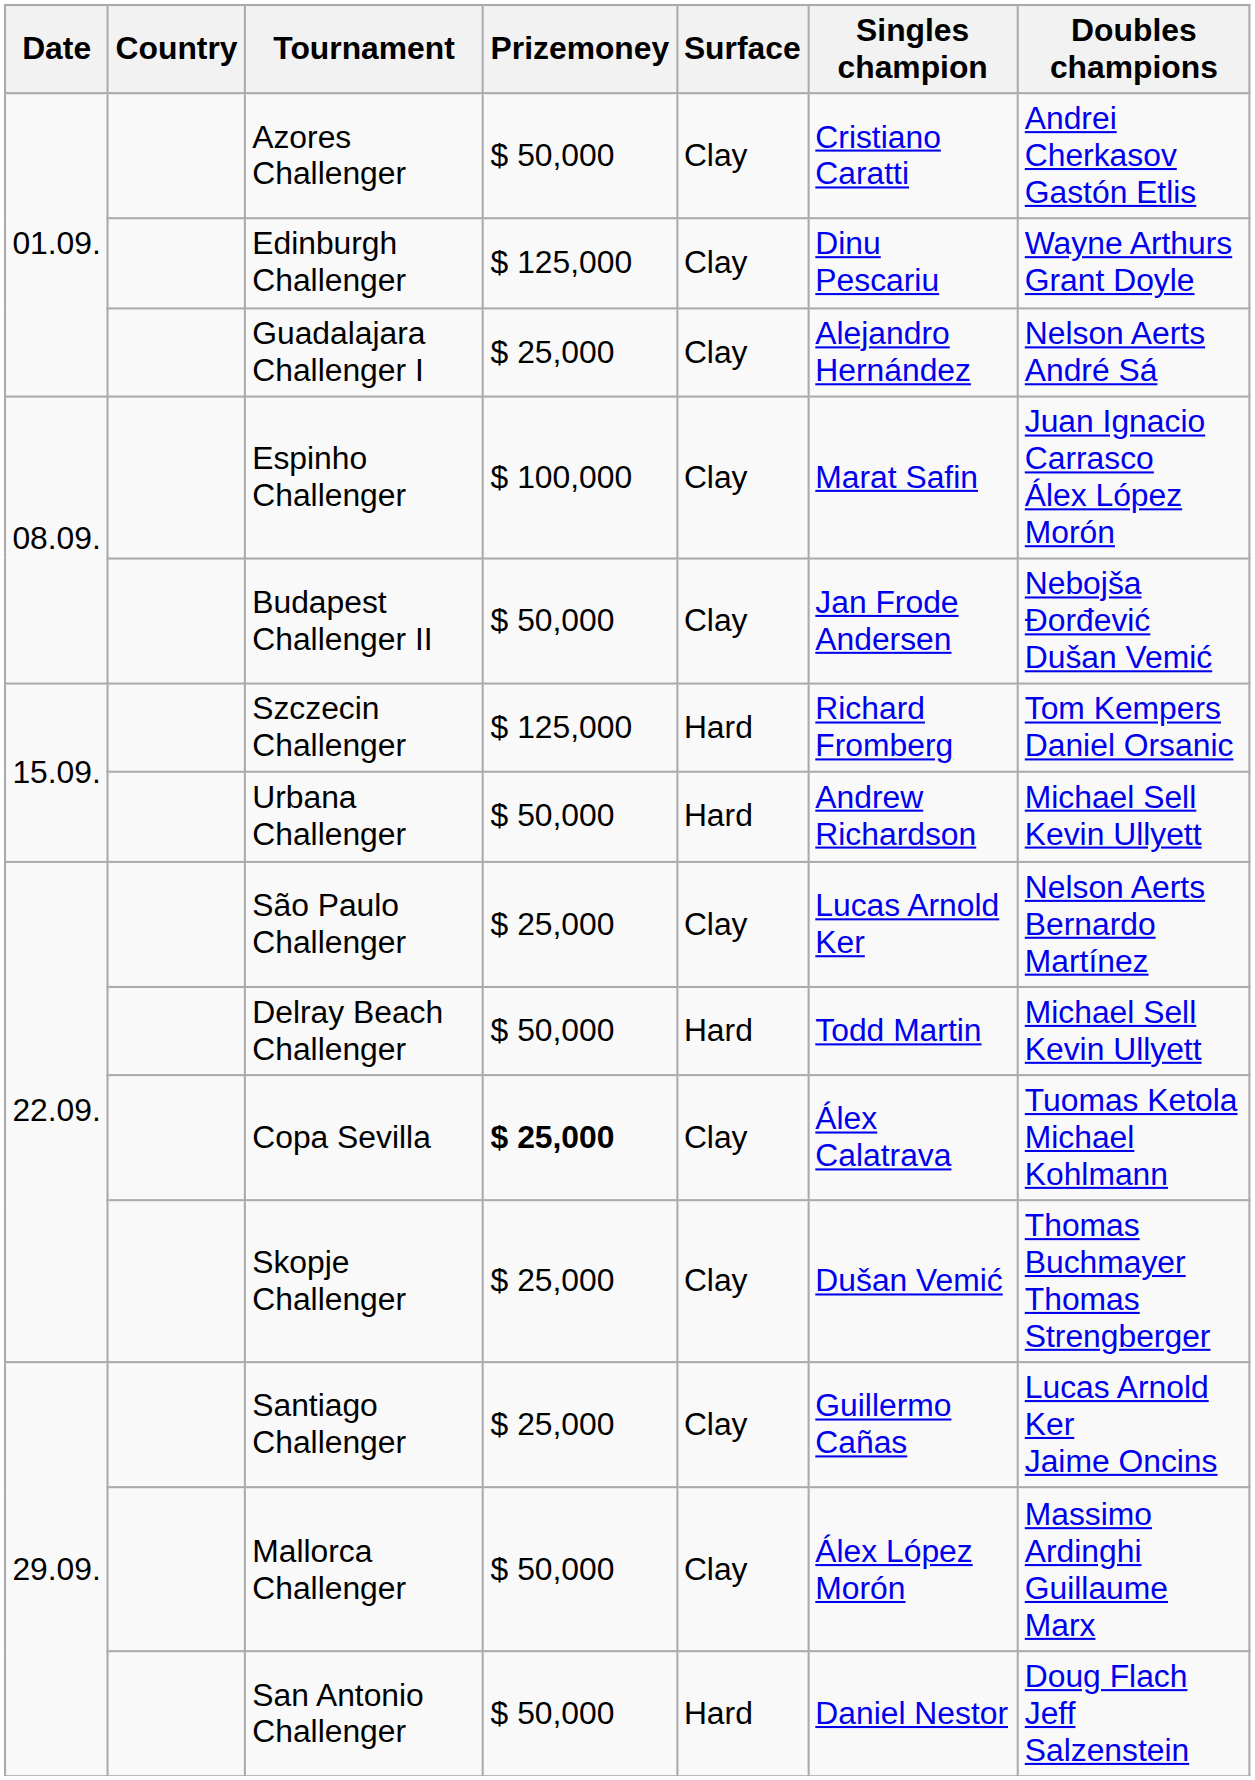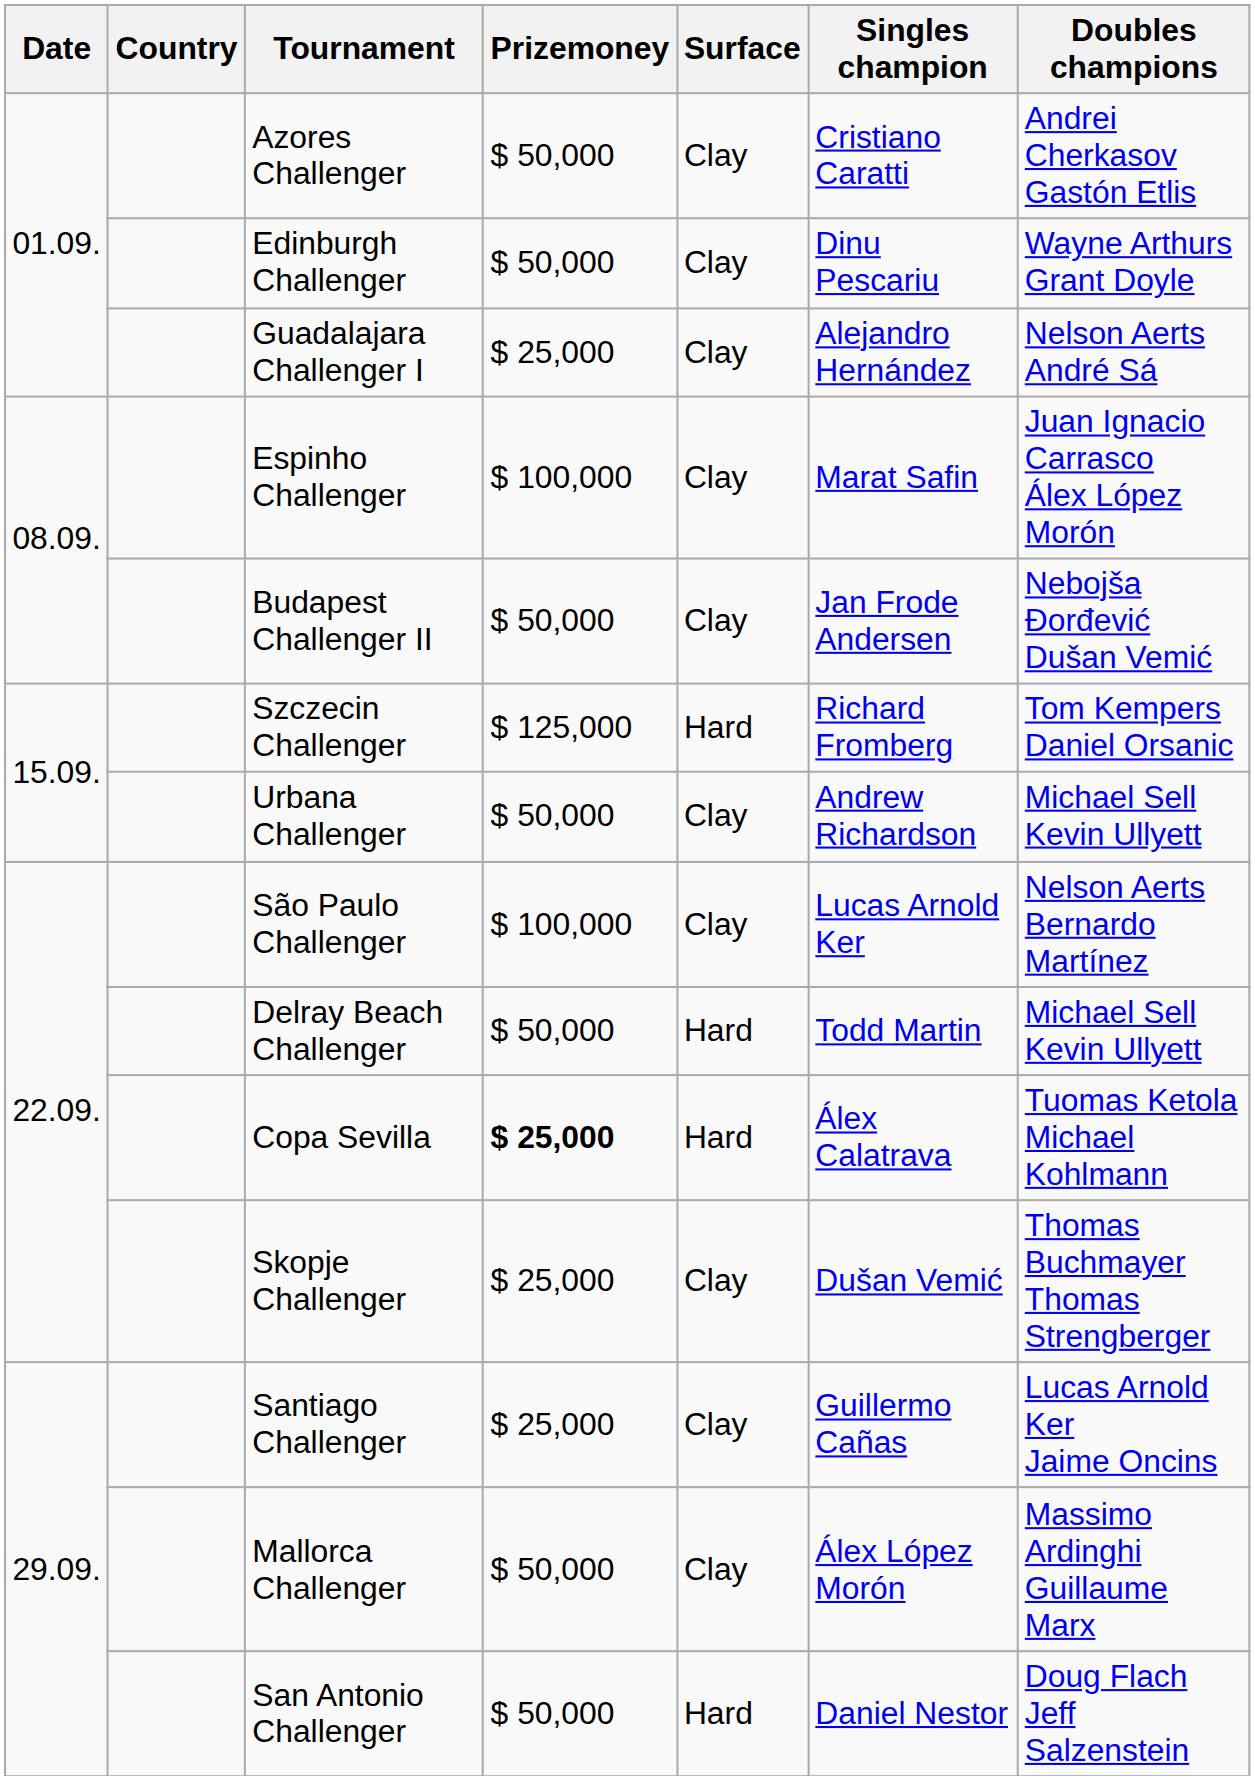(561, 262) $ 125,000 -> (553, 262) $ 50,000
(718, 815) Hard -> (716, 815) Clay
(553, 922) $ 25,000 -> (561, 922) $ 100,000
(716, 1136) Clay -> (718, 1136) Hard
